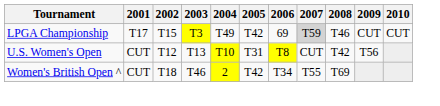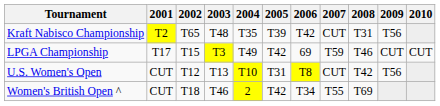+ row: (76, 33)
(311, 33) lightgrey background -> (334, 52) no background
